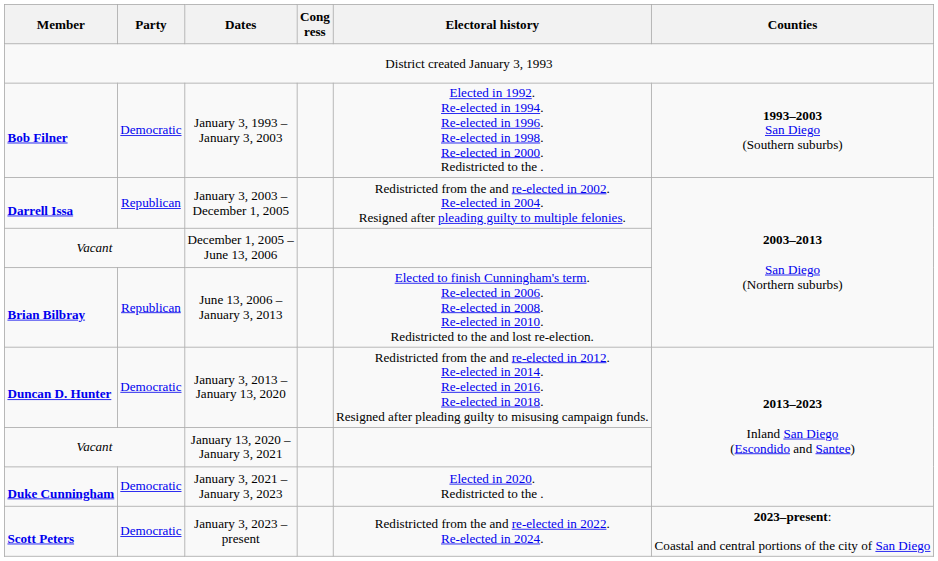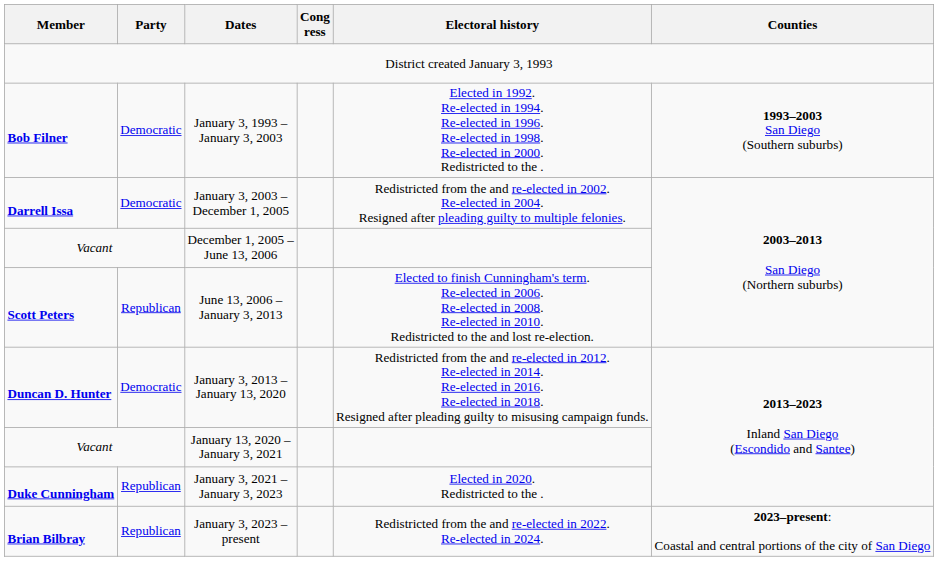(151, 202) Republican -> (151, 202) Democratic
(46, 314) Brian Bilbray -> (41, 314) Scott Peters
(151, 486) Democratic -> (151, 486) Republican
(41, 538) Scott Peters -> (46, 538) Brian Bilbray
(151, 531) Democratic -> (151, 531) Republican
